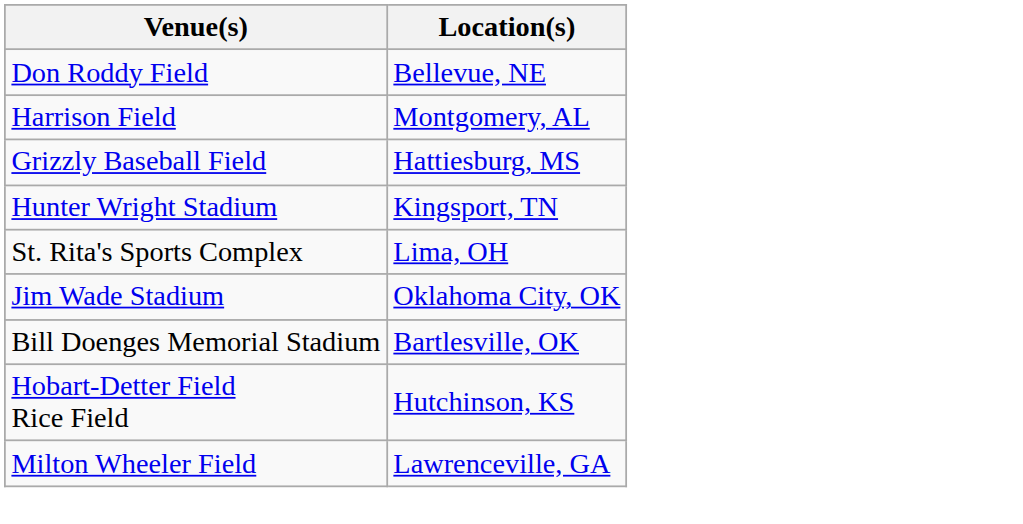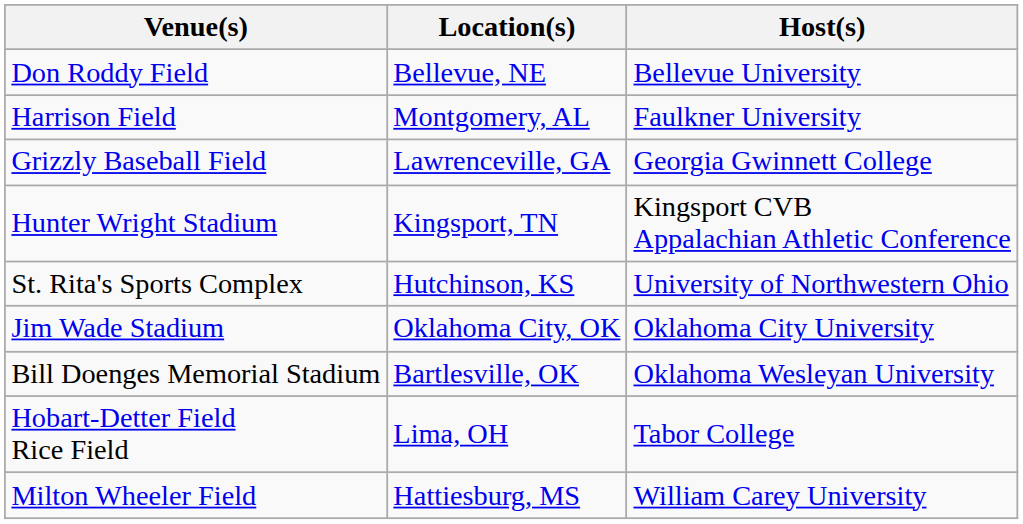+ column: (822, 26)
(487, 161) Hattiesburg, MS -> (502, 161) Lawrenceville, GA
(451, 251) Lima, OH -> (484, 283) Hutchinson, KS
(484, 402) Hutchinson, KS -> (451, 434) Lima, OH
(502, 463) Lawrenceville, GA -> (487, 494) Hattiesburg, MS
